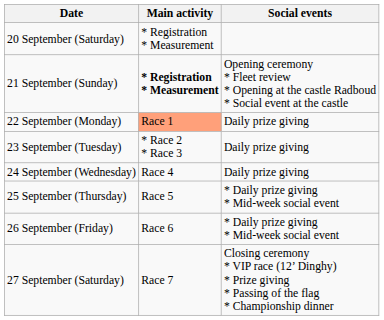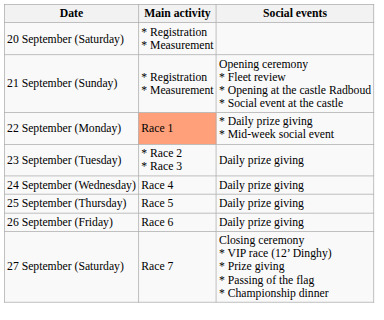(180, 83) bold -> (177, 83) normal
(266, 121) Daily prize giving -> (277, 128) * Daily prize giving * Mid-week social event
(282, 197) * Daily prize giving * Mid-week social event -> (261, 203) Daily prize giving
(282, 228) * Daily prize giving * Mid-week social event -> (261, 222) Daily prize giving
